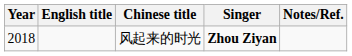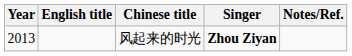(21, 38) 2018 -> (21, 38) 2013
